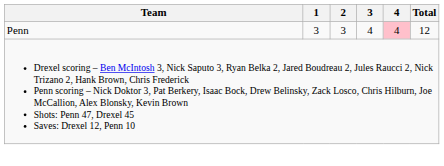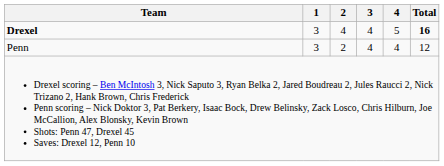+ row: (22, 30)
(343, 30) 3 -> (343, 47) 2
(397, 30) pink background -> (397, 47) no background
